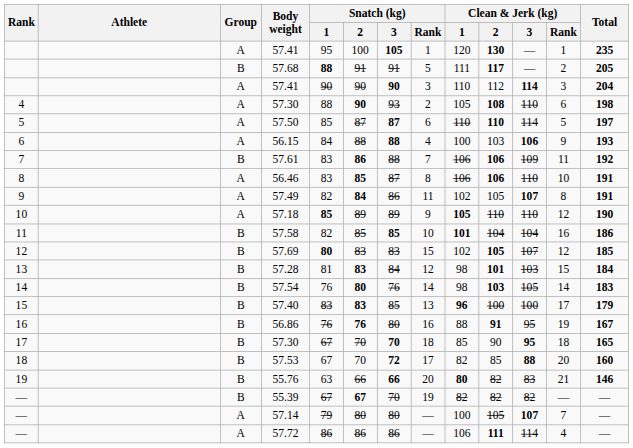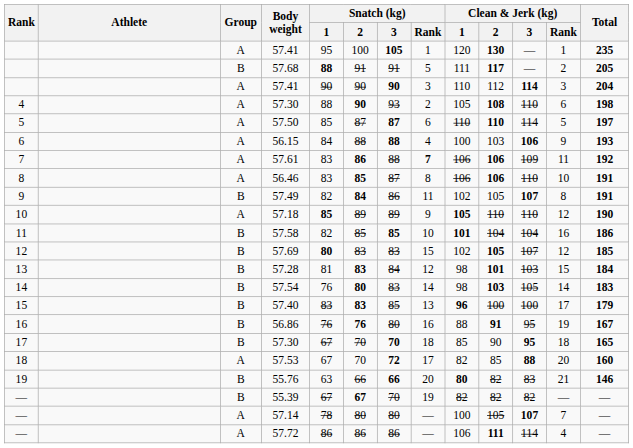(241, 159) B -> (241, 159) A
(428, 159) normal -> (428, 159) bold
(241, 196) A -> (241, 196) B
(394, 287) 76 -> (394, 287) 83
(241, 360) B -> (241, 360) A
(326, 415) 79 -> (326, 415) 78
